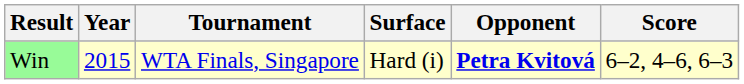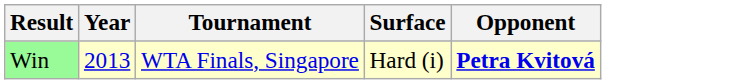- column: (669, 22)
(107, 59) 2015 -> (107, 59) 2013
